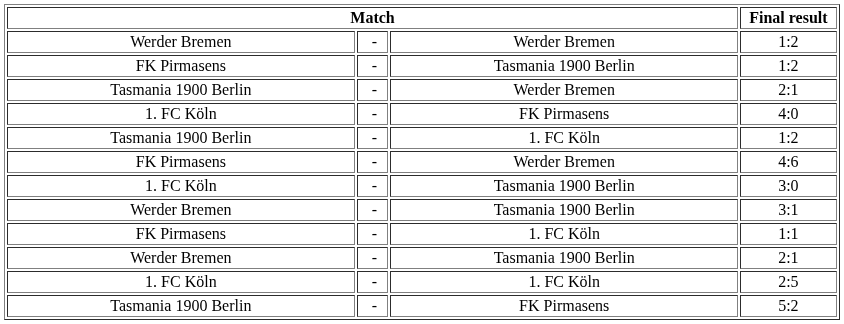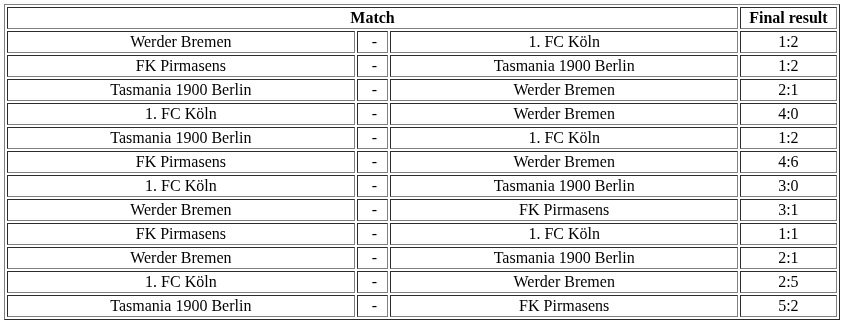(564, 42) Werder Bremen -> (564, 42) 1. FC Köln
(564, 114) FK Pirmasens -> (564, 114) Werder Bremen
(564, 210) Tasmania 1900 Berlin -> (564, 210) FK Pirmasens
(564, 282) 1. FC Köln -> (564, 282) Werder Bremen
